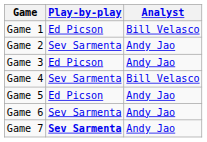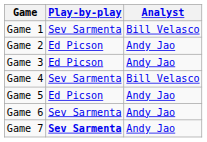(76, 29) Ed Picson -> (85, 29) Sev Sarmenta
(85, 46) Sev Sarmenta -> (76, 46) Ed Picson
